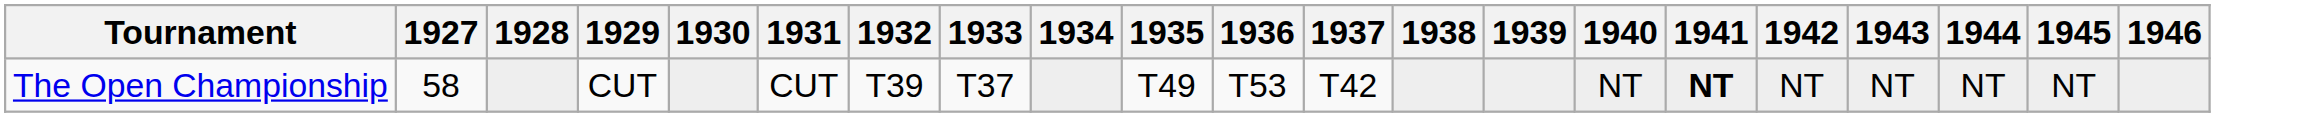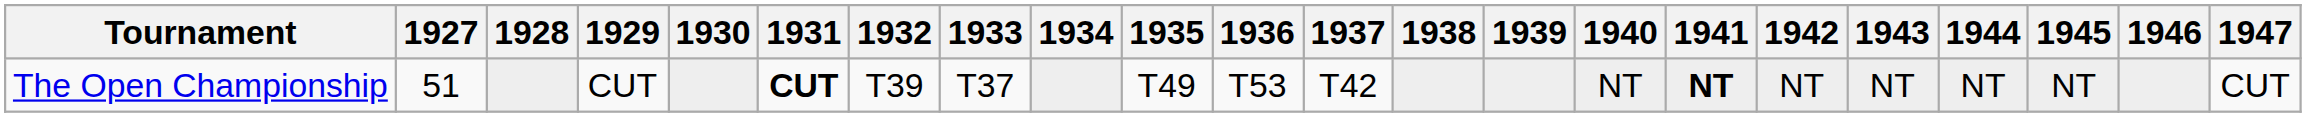+ column: (2255, 32)
(441, 85) 58 -> (441, 85) 51
(804, 85) normal -> (804, 85) bold
